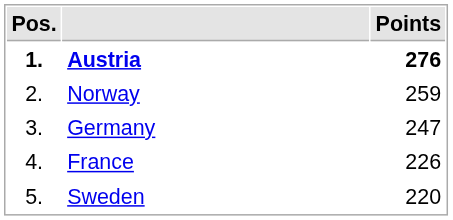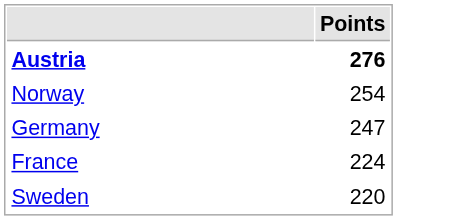- column: (34, 23)
(423, 93) 259 -> (368, 93) 254
(423, 162) 226 -> (368, 162) 224
